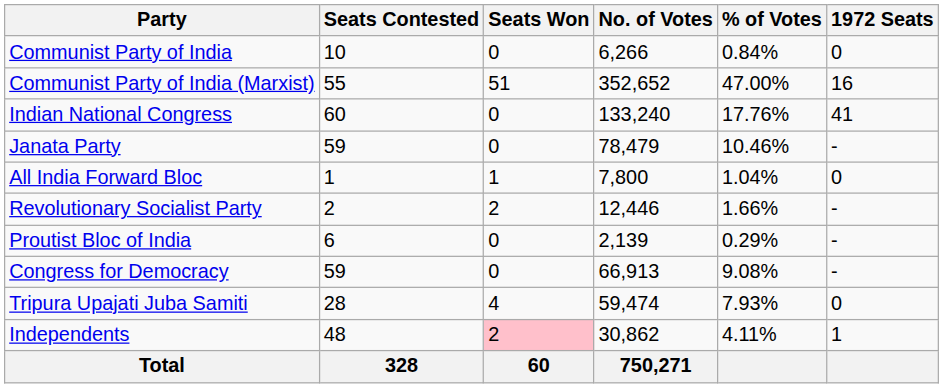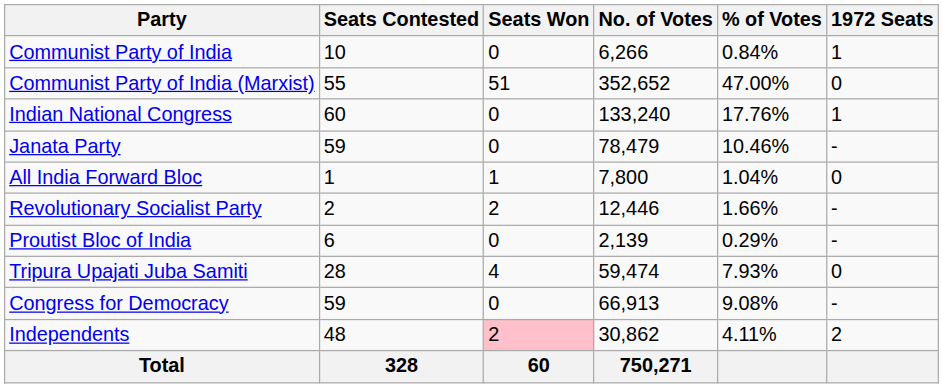(837, 51) 0 -> (837, 51) 1
(842, 83) 16 -> (837, 83) 0
(842, 114) 41 -> (837, 114) 1
rows swapped: (119, 271) <-> (128, 303)
(837, 334) 1 -> (837, 334) 2
